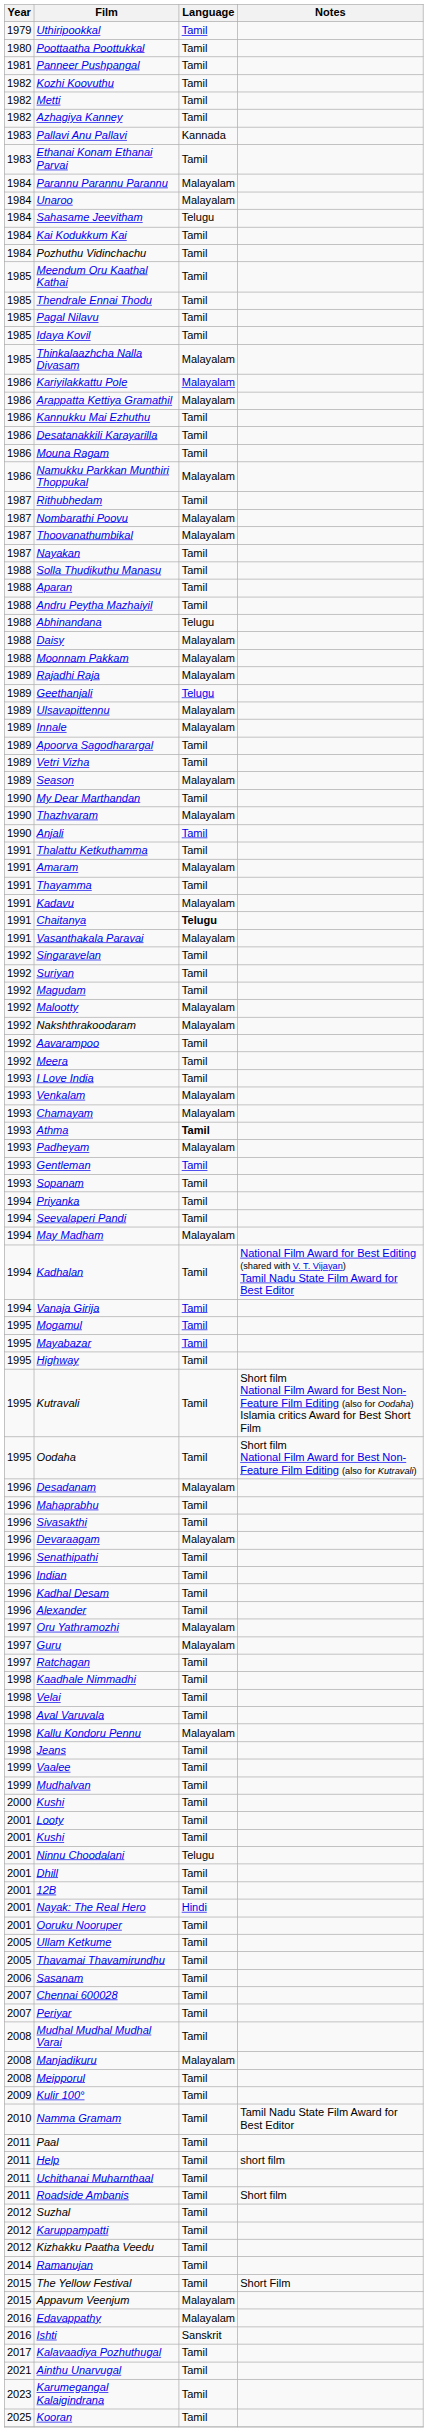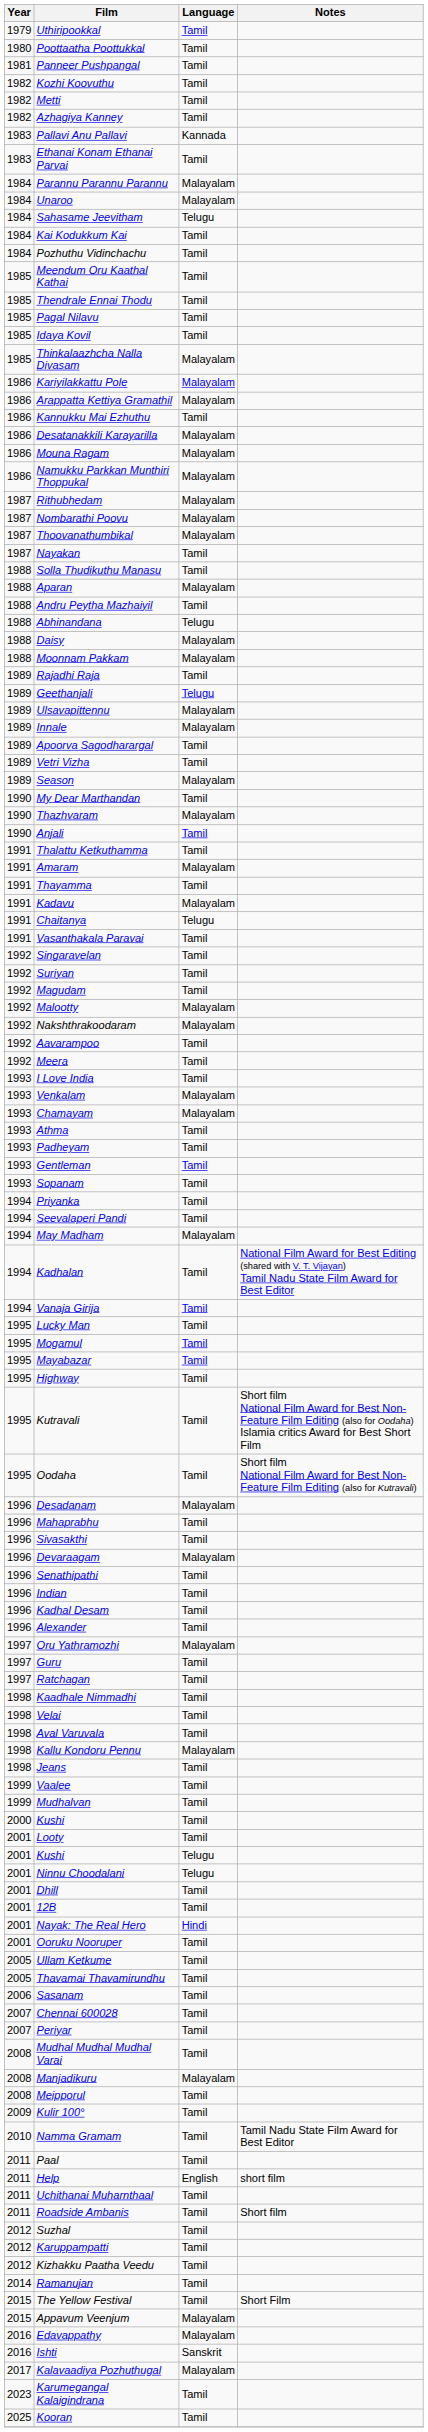(195, 435) Tamil -> (208, 435) Malayalam
(195, 453) Tamil -> (208, 453) Malayalam
(195, 500) Tamil -> (208, 500) Malayalam
(195, 588) Tamil -> (208, 588) Malayalam
(208, 675) Malayalam -> (195, 675) Tamil
(199, 920) bold -> (198, 920) normal
(208, 938) Malayalam -> (195, 938) Tamil
(196, 1130) bold -> (195, 1130) normal
(208, 1148) Malayalam -> (195, 1148) Tamil
+ row: (19, 1325)
(208, 1645) Malayalam -> (195, 1662) Tamil
(195, 1838) Tamil -> (198, 1855) Telugu
(195, 2160) Tamil -> (200, 2178) English
(195, 2353) Tamil -> (208, 2370) Malayalam
- row: (19, 2370)
